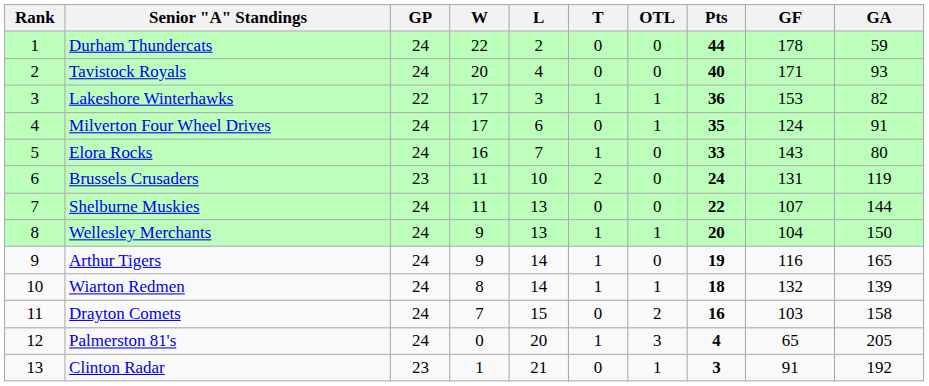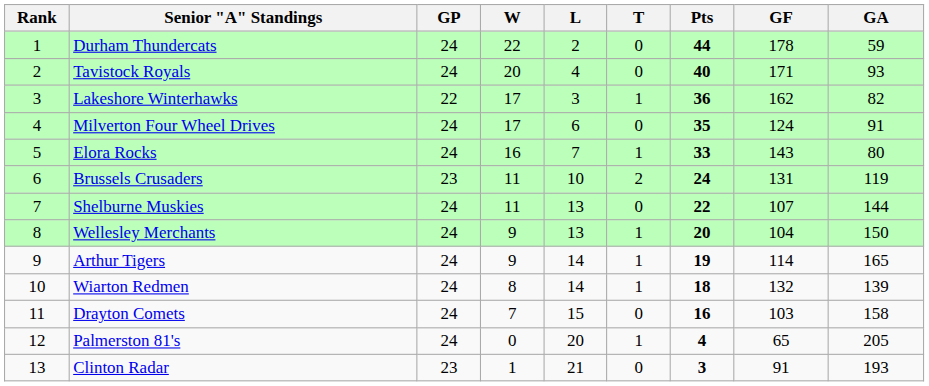- column: (657, 17)
(790, 98) 153 -> (781, 98) 162
(790, 260) 116 -> (781, 260) 114
(879, 367) 192 -> (876, 367) 193
